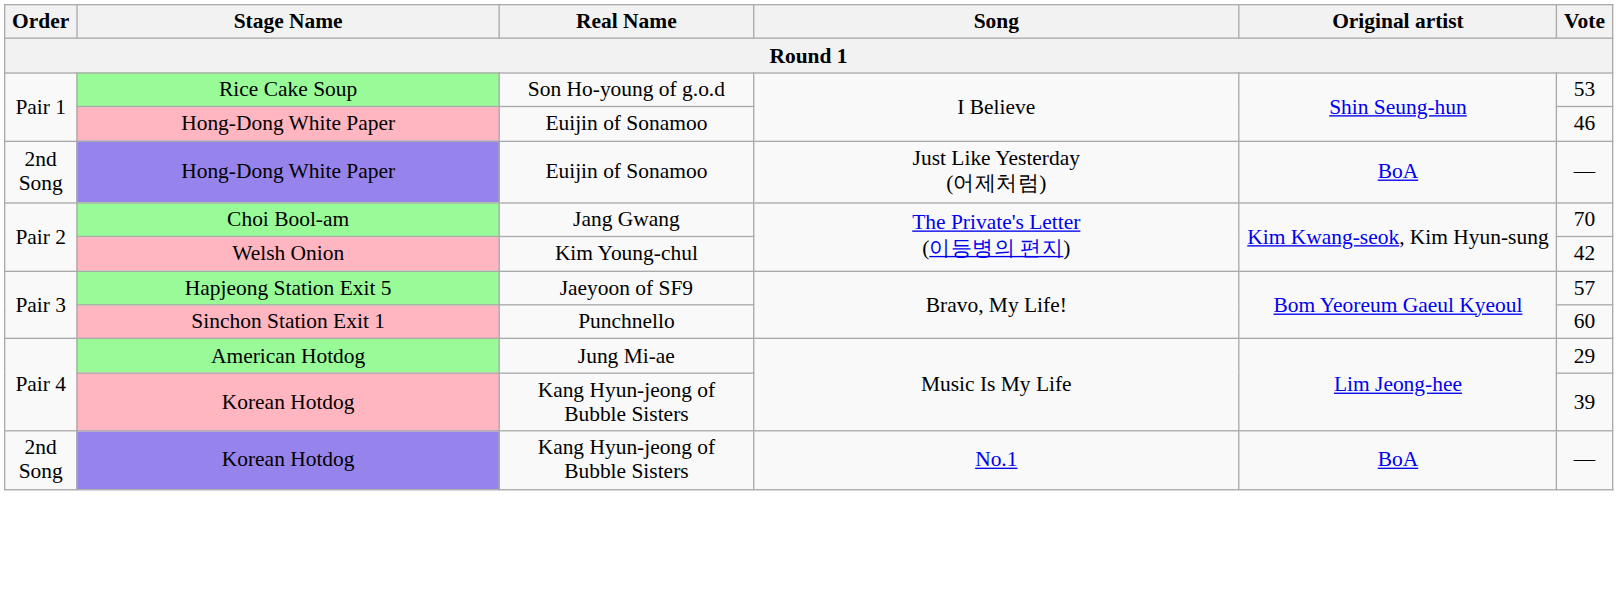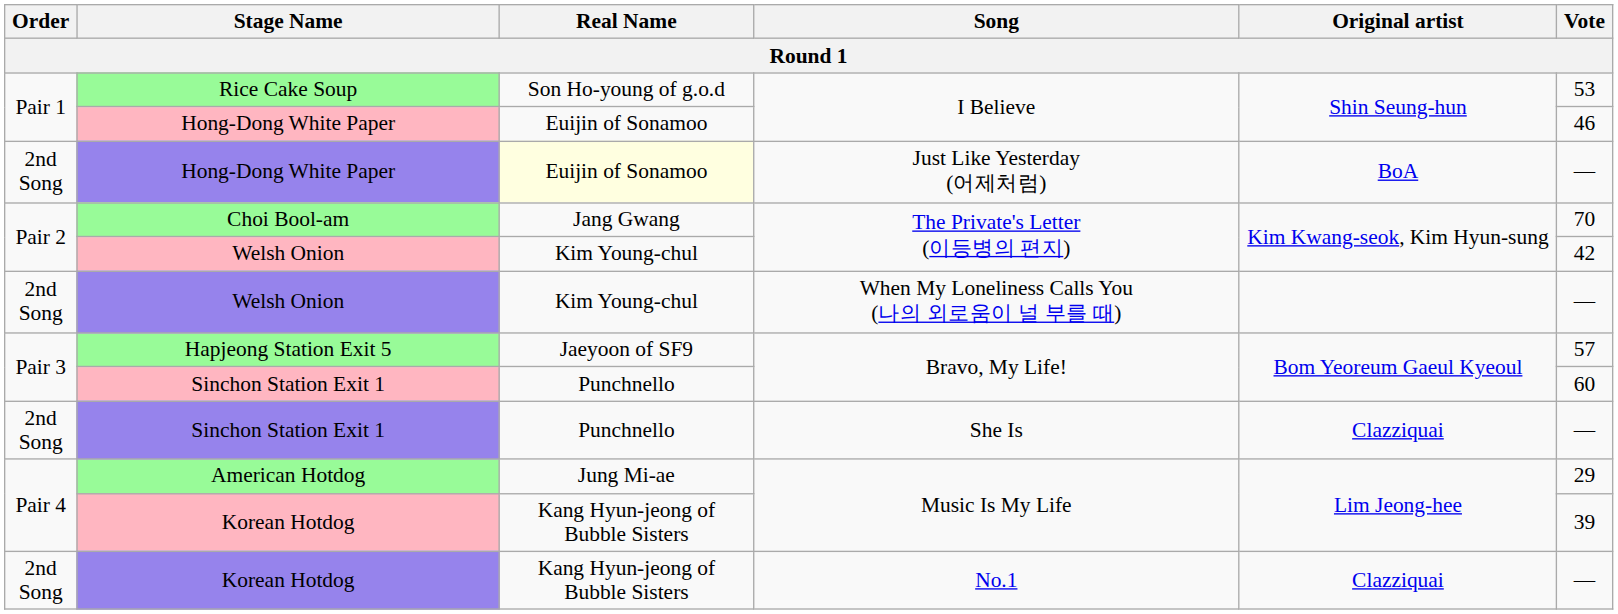(626, 171) no background -> (626, 171) lightyellow background
+ row: (288, 301)
+ row: (288, 429)
(1398, 459) BoA -> (1398, 580) Clazziquai
